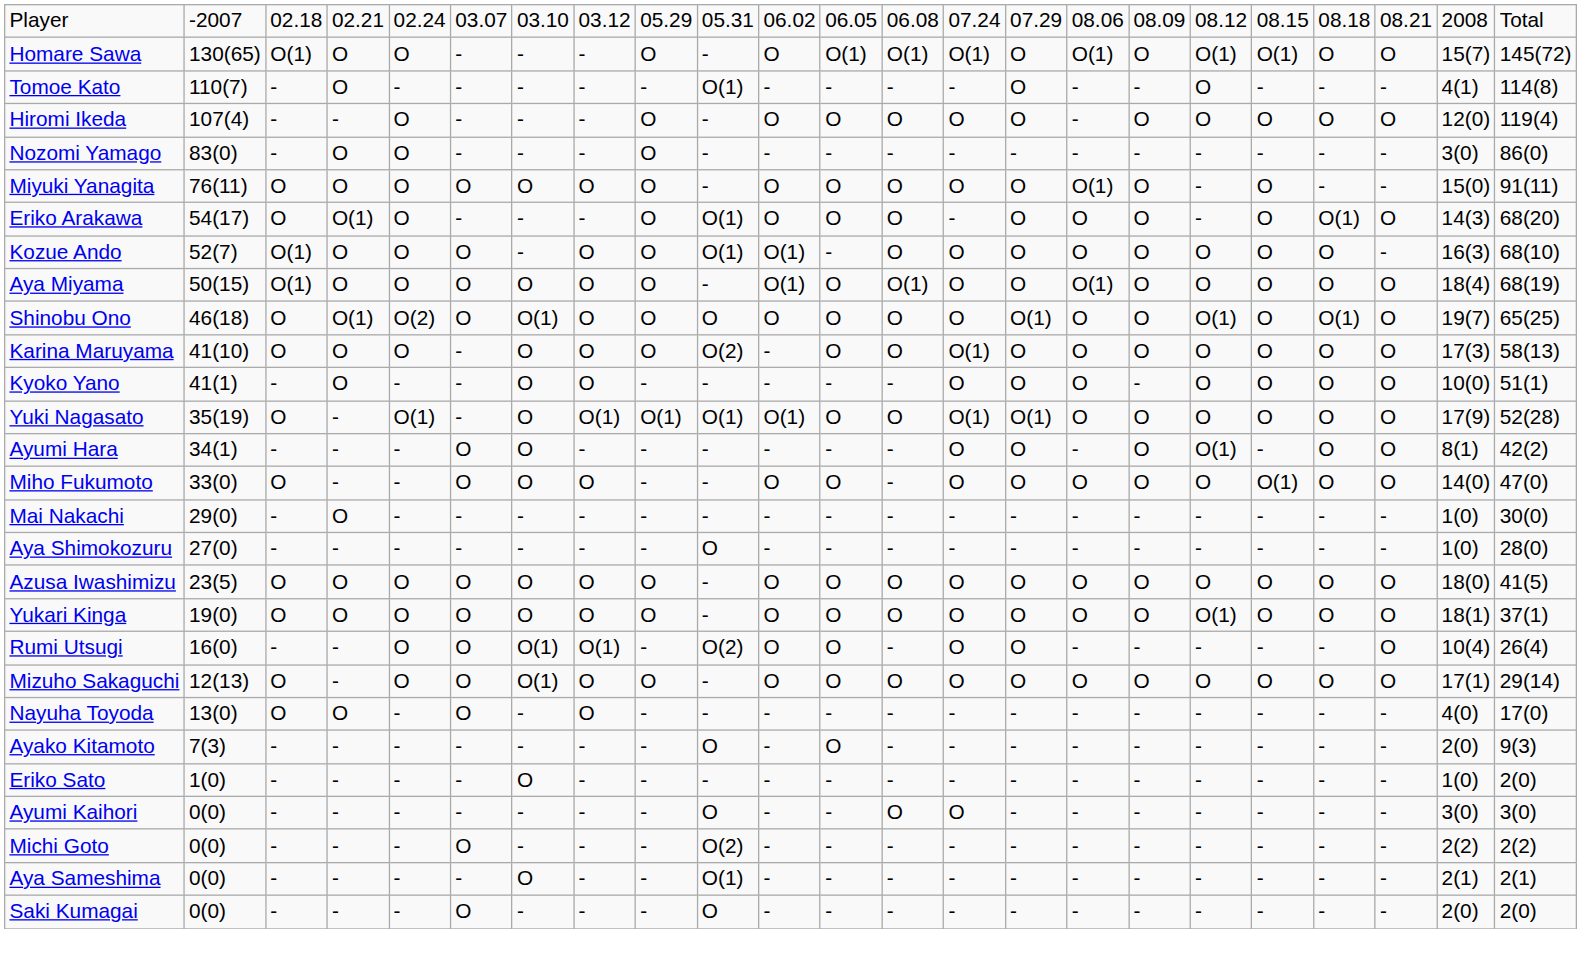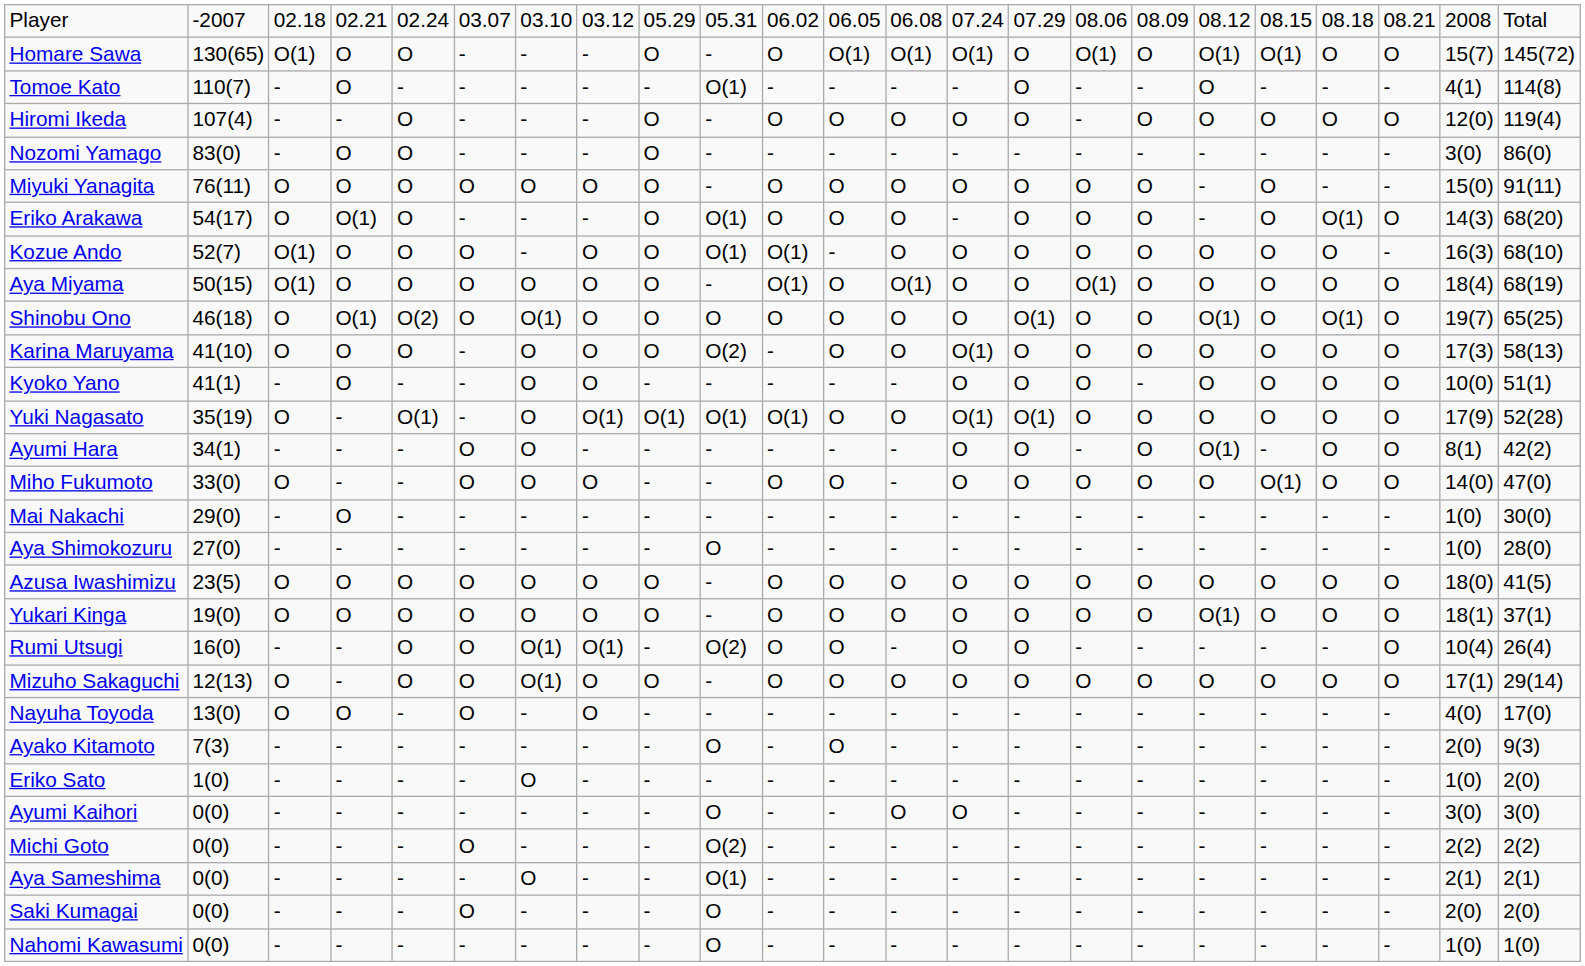(1093, 185) O(1) -> (1083, 185) O
+ row: (96, 944)
